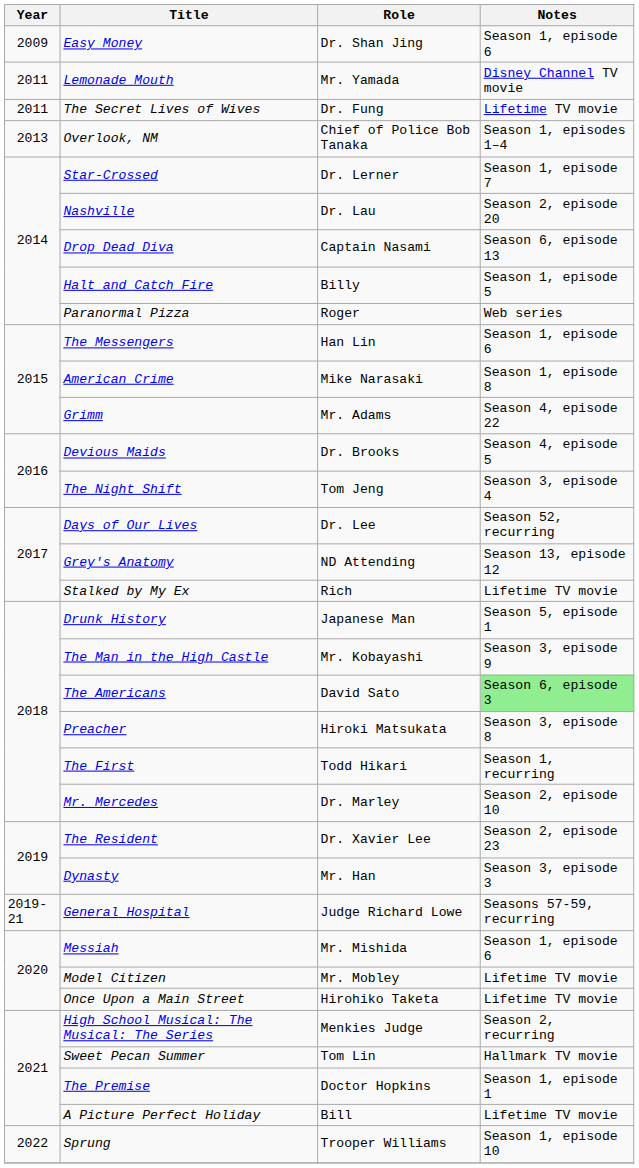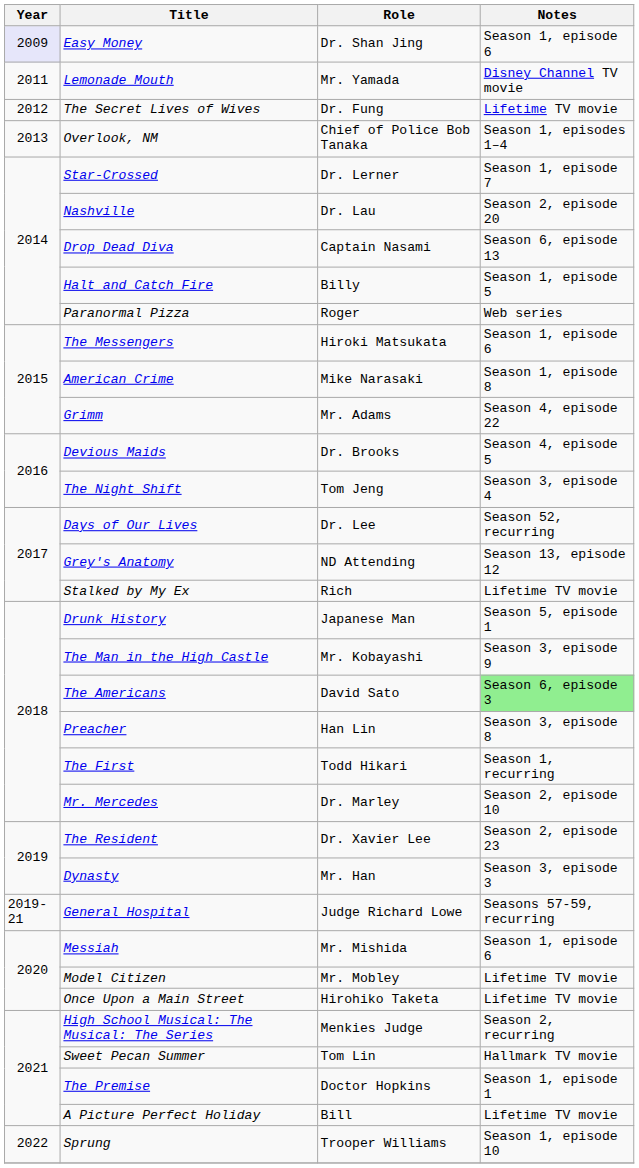(32, 44) no background -> (32, 44) lavender background
(32, 110) 2011 -> (32, 110) 2012
(348, 343) Han Lin -> (384, 343) Hiroki Matsukata
(384, 730) Hiroki Matsukata -> (348, 730) Han Lin
